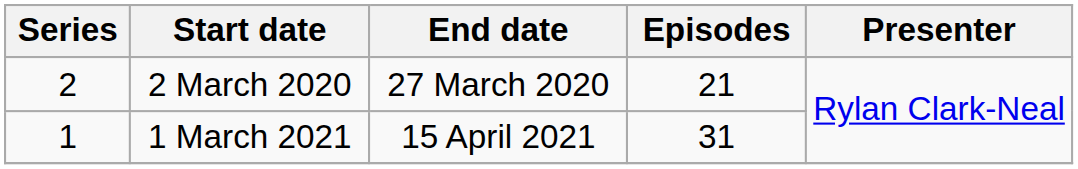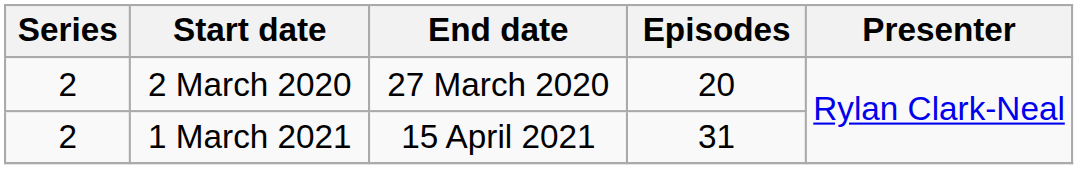(717, 83) 21 -> (717, 83) 20
(68, 136) 1 -> (68, 136) 2
